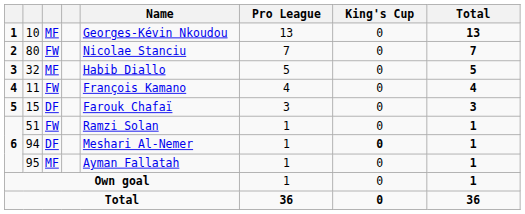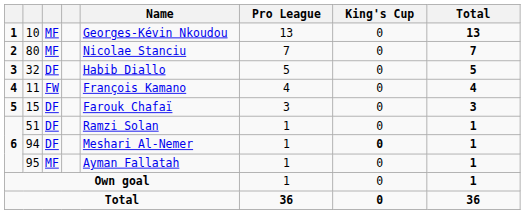(52, 51) FW -> (52, 51) MF
(52, 70) MF -> (52, 70) DF
(52, 126) FW -> (52, 126) DF
